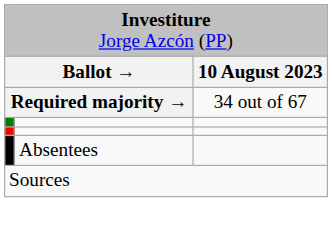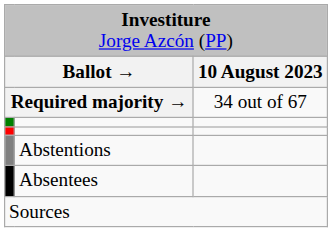+ row: (10, 150)
